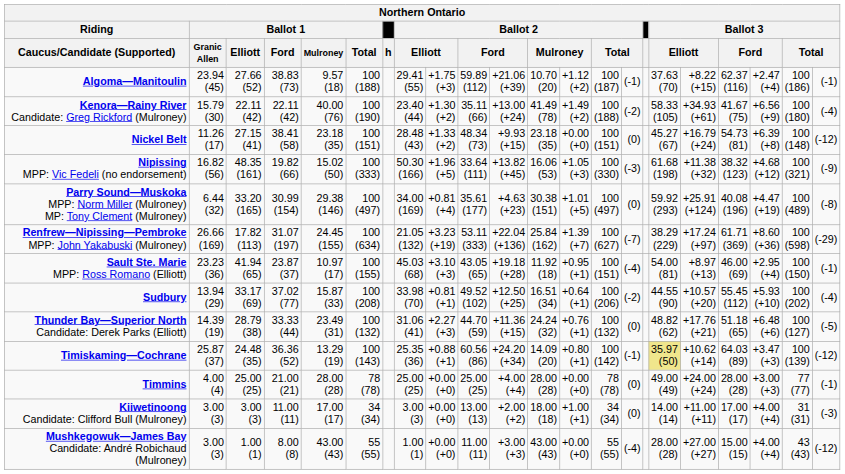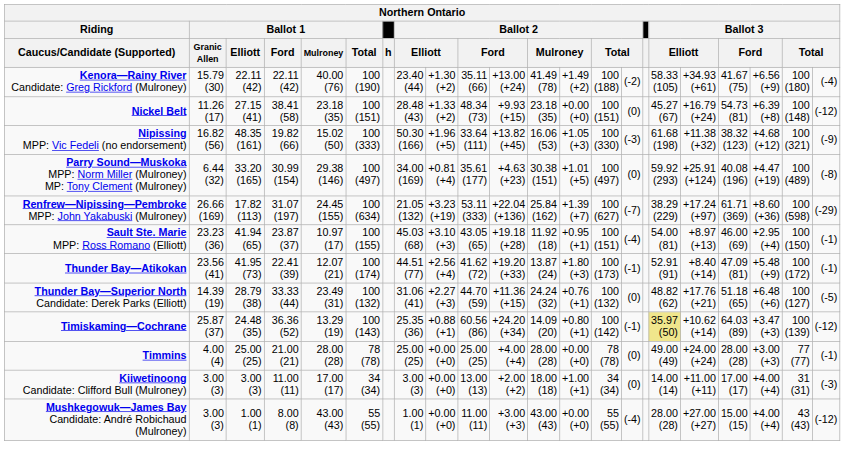- row: (135, 82)
- row: (165, 297)
+ row: (126, 268)
